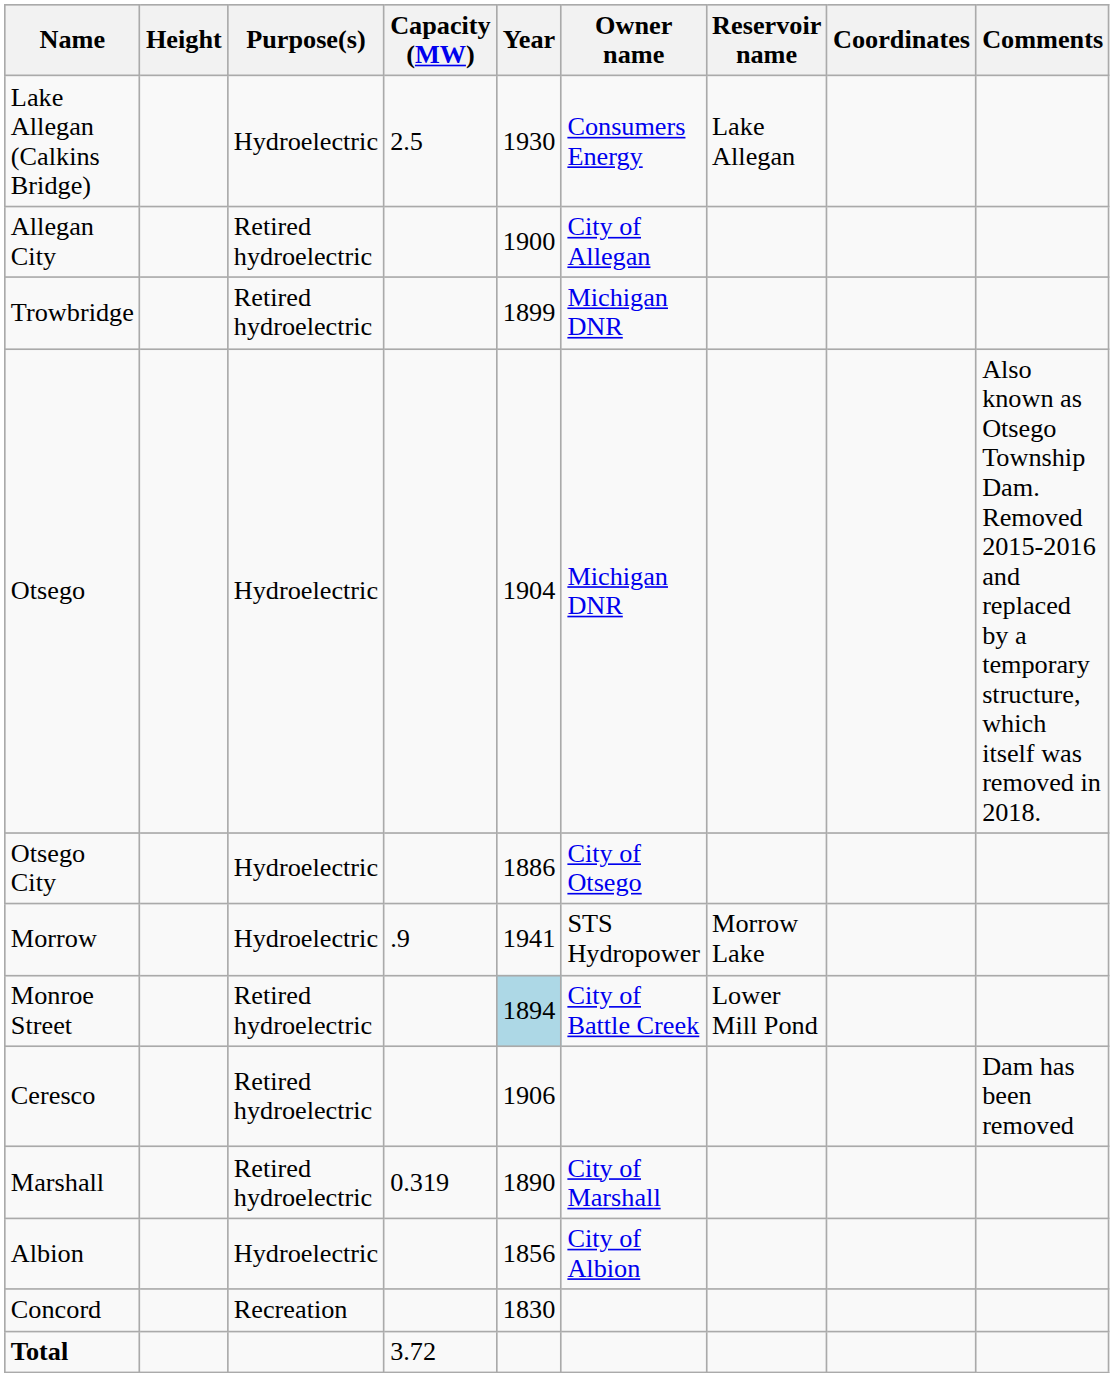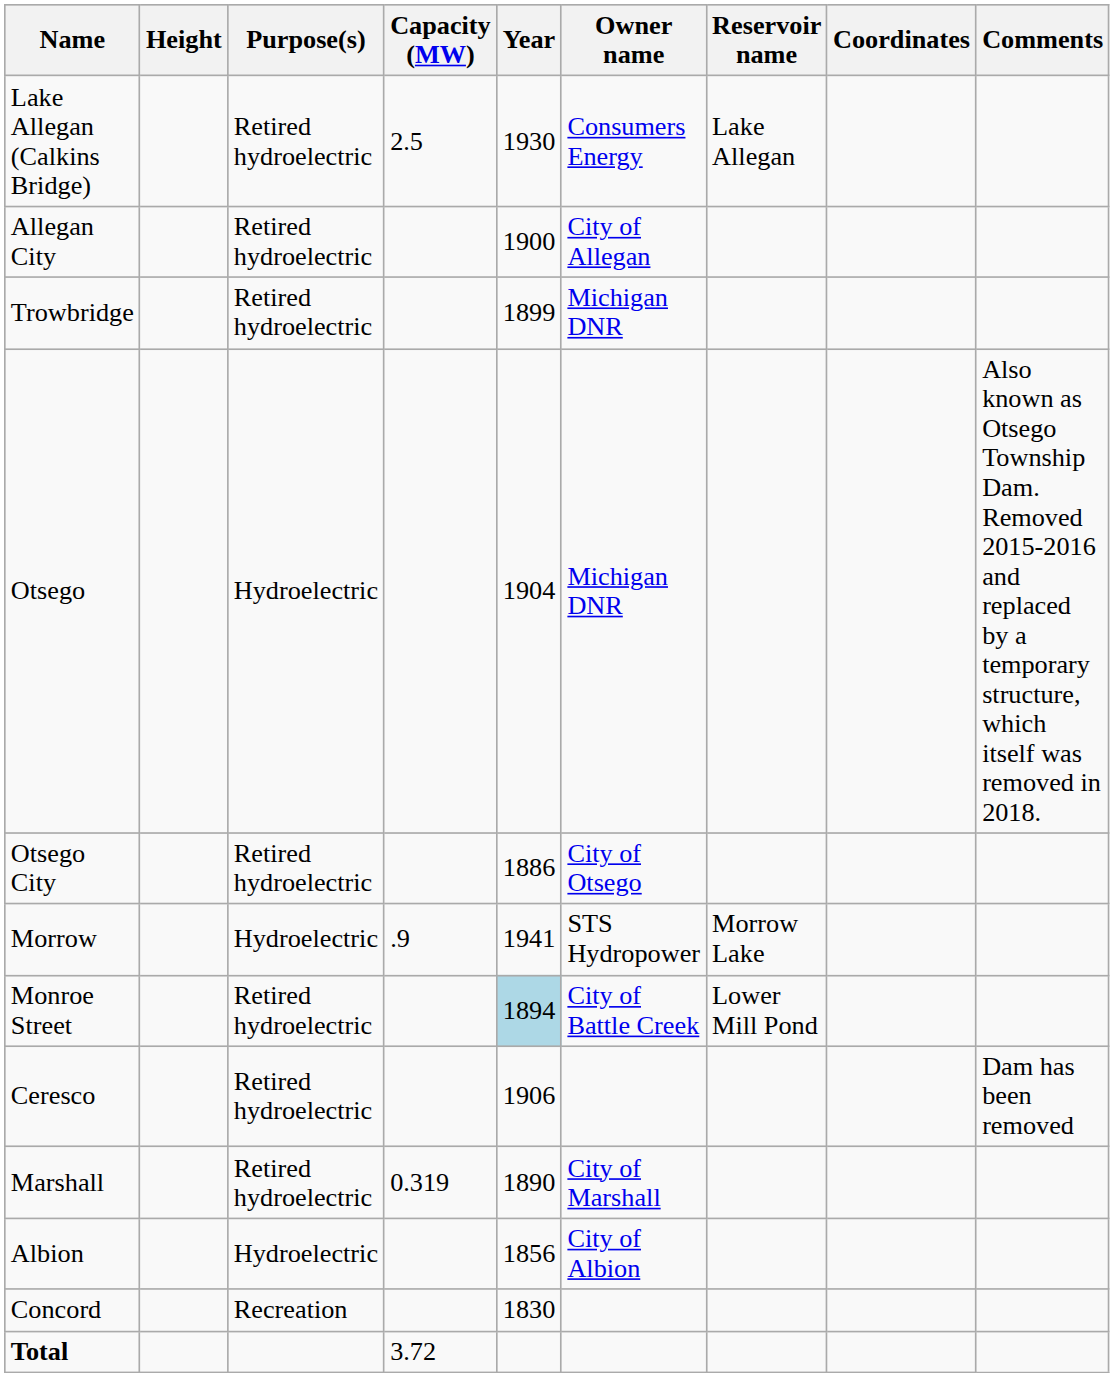(306, 140) Hydroelectric -> (303, 140) Retired hydroelectric
(306, 868) Hydroelectric -> (303, 868) Retired hydroelectric
